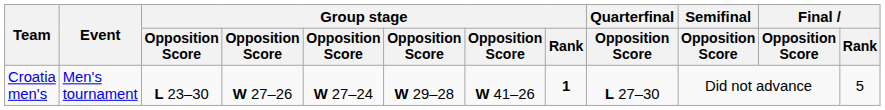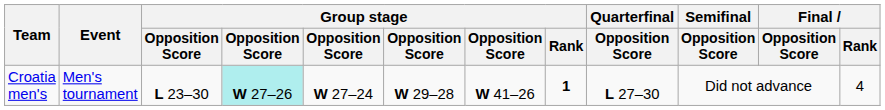(263, 94) no background -> (263, 94) paleturquoise background
(860, 86) 5 -> (860, 86) 4
